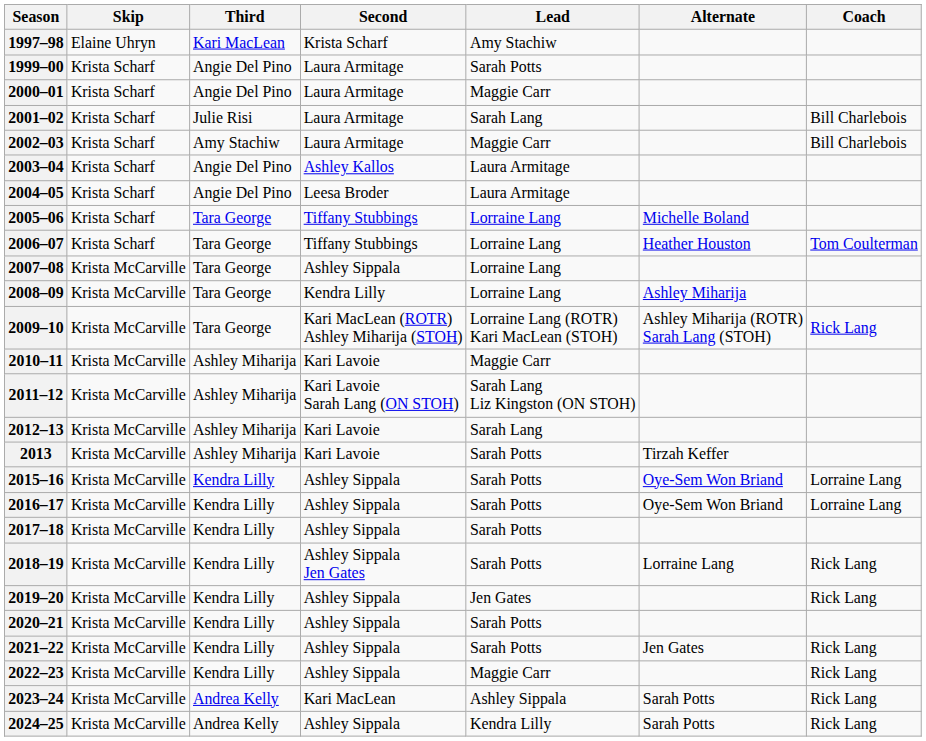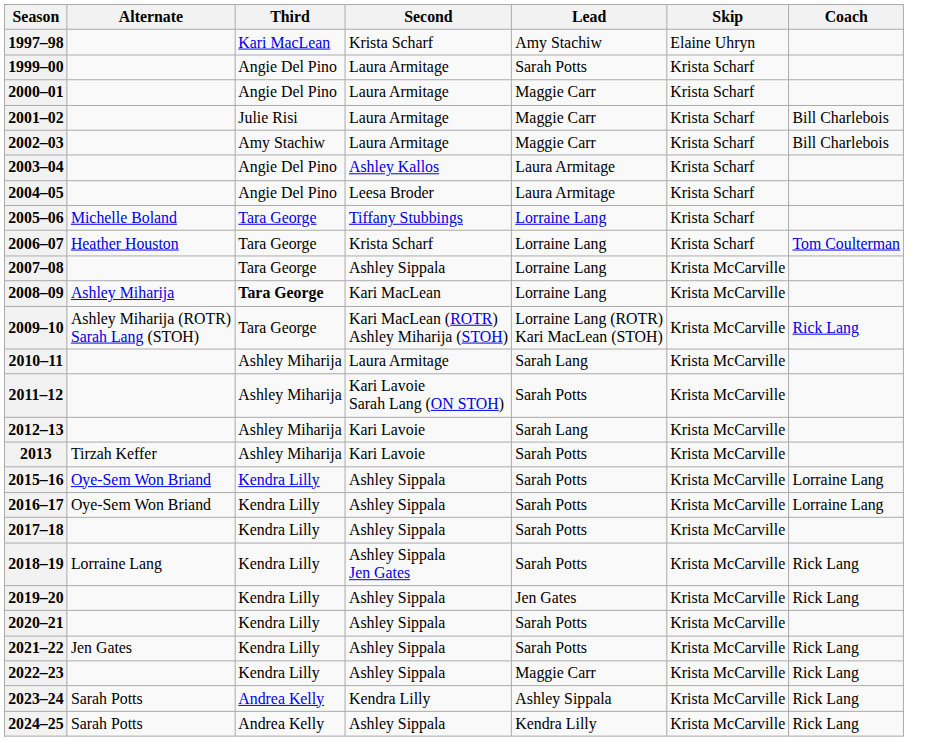columns swapped: (128, 17) <-> (723, 17)
(506, 117) Sarah Lang -> (556, 117) Maggie Carr
(361, 243) Tiffany Stubbings -> (391, 243) Krista Scharf
(232, 293) normal -> (281, 293) bold
(344, 293) Kendra Lilly -> (395, 293) Kari MacLean
(342, 361) Kari Lavoie -> (399, 361) Laura Armitage
(510, 361) Maggie Carr -> (552, 361) Sarah Lang
(553, 395) Sarah Lang Liz Kingston (ON STOH) -> (551, 395) Sarah Potts
(350, 698) Kari MacLean -> (390, 698) Kendra Lilly
